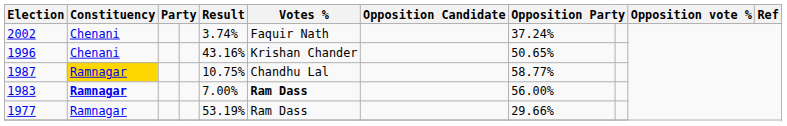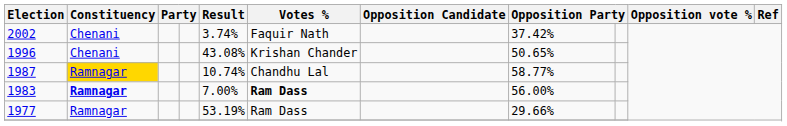(533, 33) 37.24% -> (533, 33) 37.42%
(224, 53) 43.16% -> (224, 53) 43.08%
(224, 72) 10.75% -> (224, 72) 10.74%
